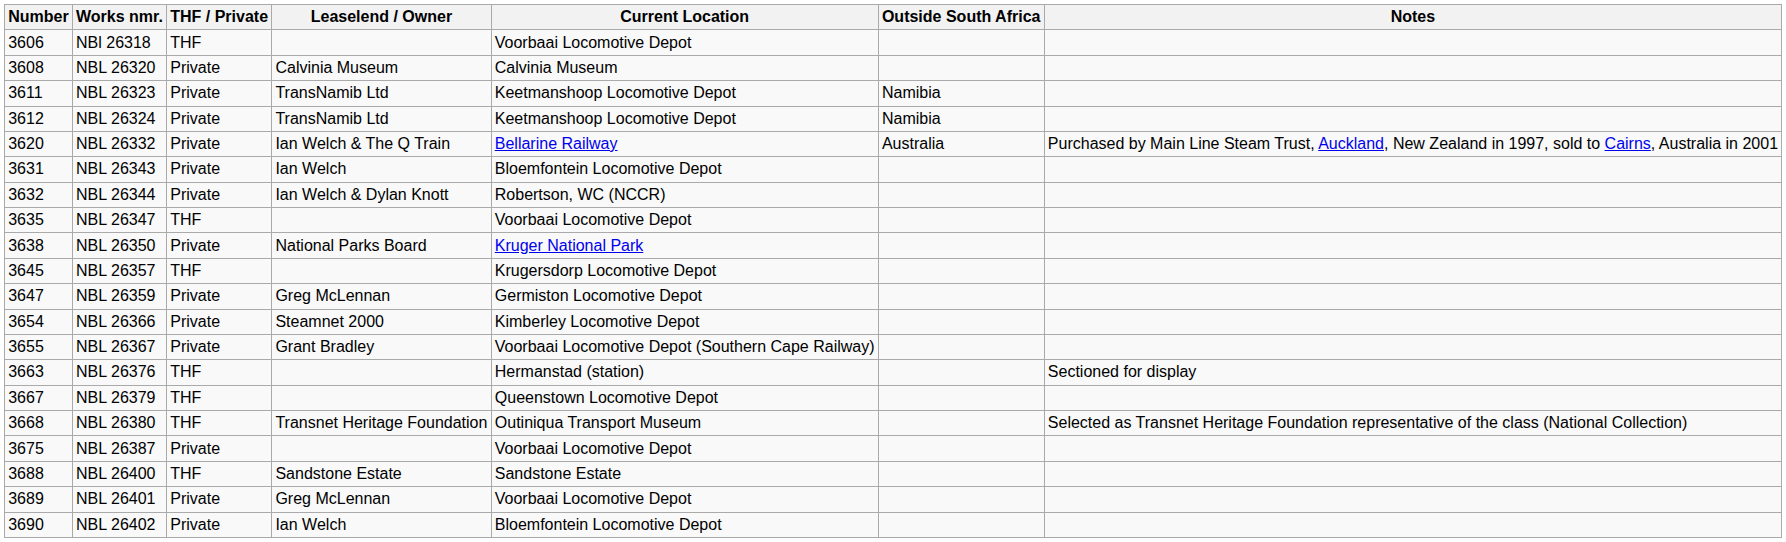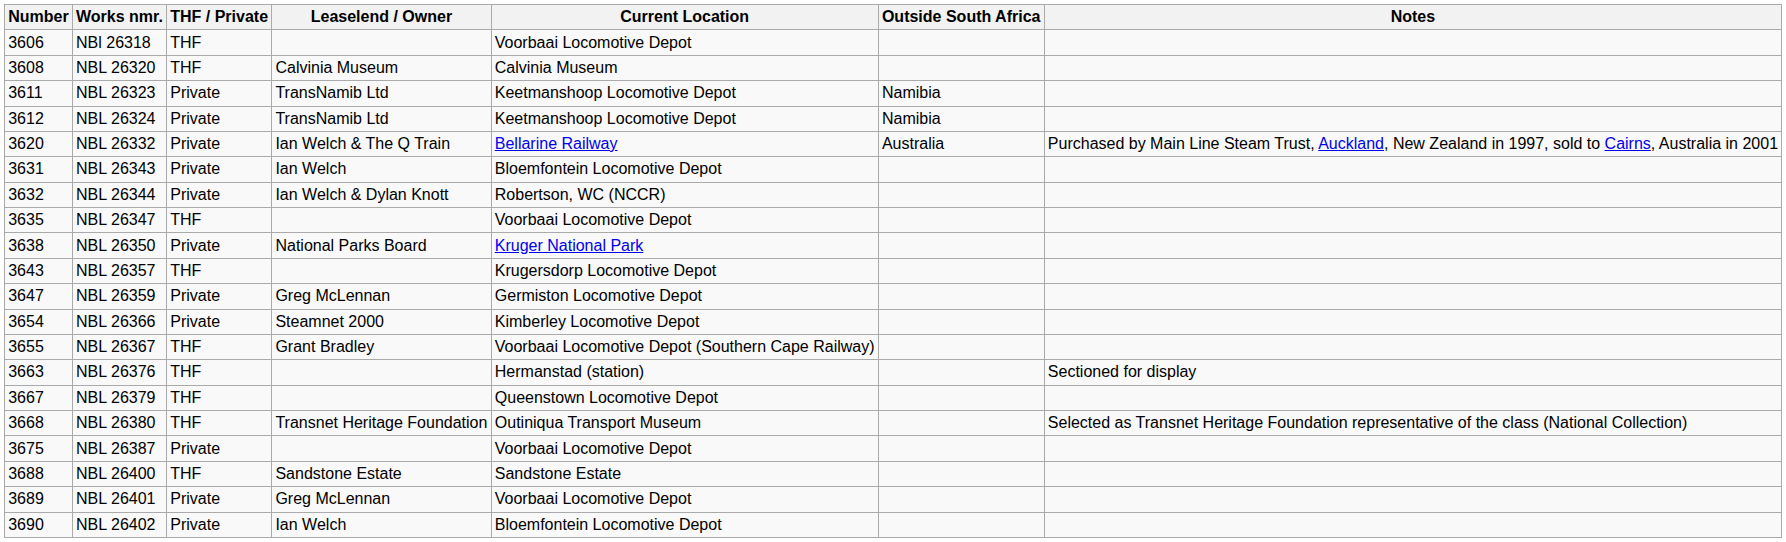(195, 67) Private -> (186, 67) THF
(26, 270) 3645 -> (26, 270) 3643
(195, 347) Private -> (186, 347) THF
